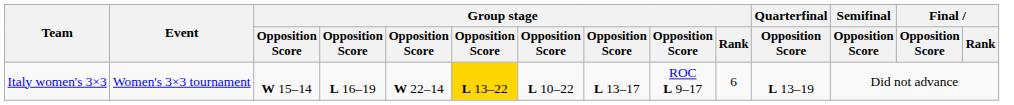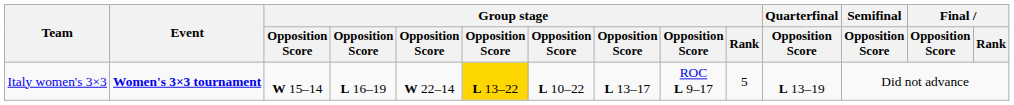(182, 81) normal -> (187, 81) bold
(734, 81) 6 -> (744, 81) 5
